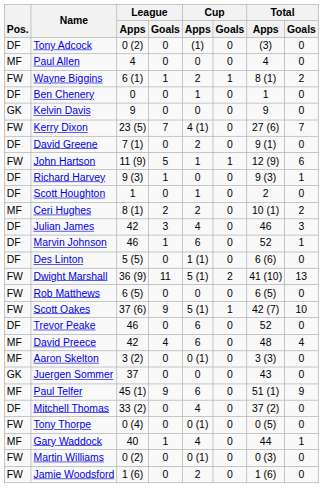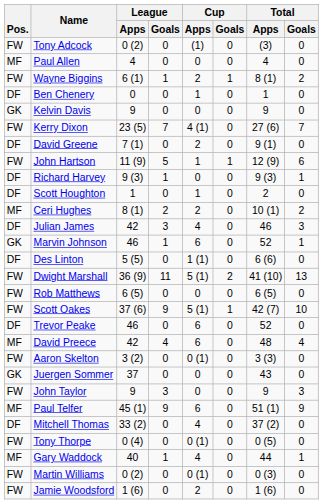(14, 45) DF -> (15, 45) FW
(14, 243) DF -> (14, 243) GK
(14, 359) MF -> (15, 359) FW
+ row: (60, 392)
